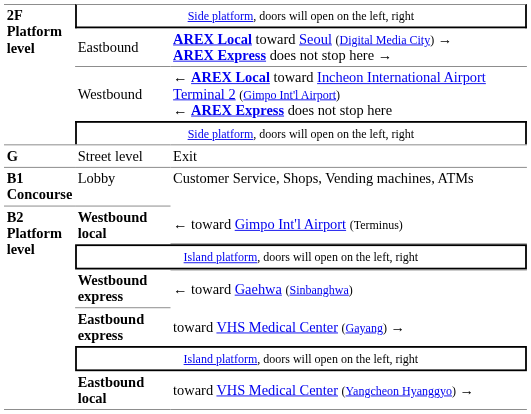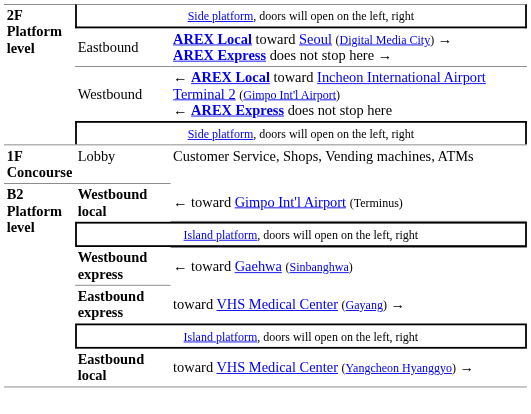+ row: (40, 164)
- row: (12, 156)
- row: (40, 186)
